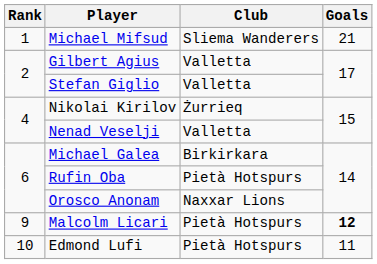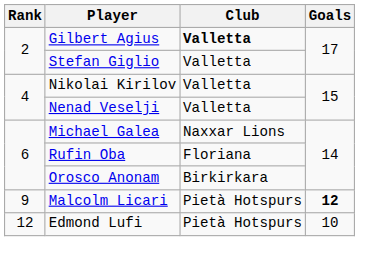- row: (108, 39)
(217, 62) normal -> (217, 39) bold
(213, 108) Żurrieq -> (217, 85) Valletta
(226, 155) Birkirkara -> (234, 132) Naxxar Lions
(243, 178) Pietà Hotspurs -> (217, 155) Floriana
(234, 201) Naxxar Lions -> (226, 178) Birkirkara
(25, 247) 10 -> (25, 224) 12
(347, 247) 11 -> (330, 224) 10
